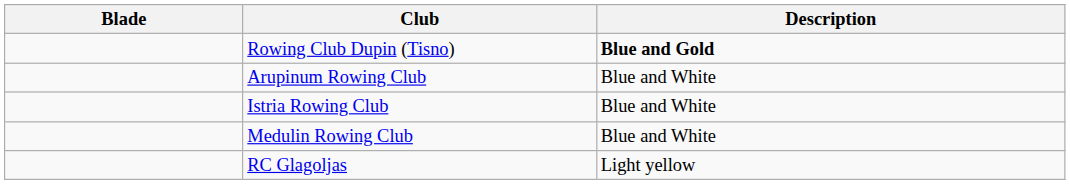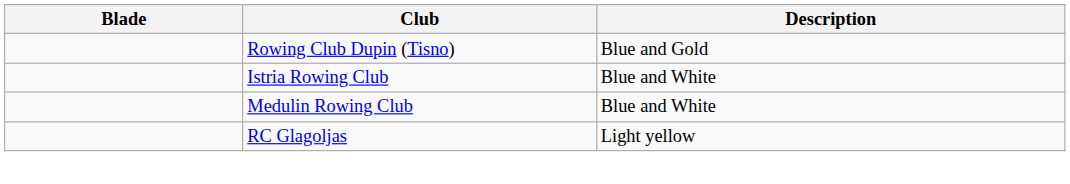(658, 48) bold -> (654, 48) normal
- row: (337, 77)
